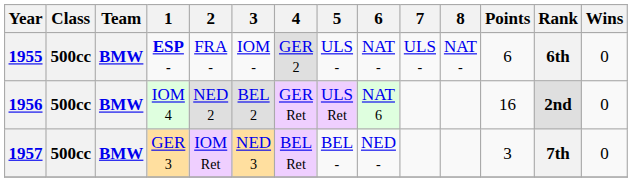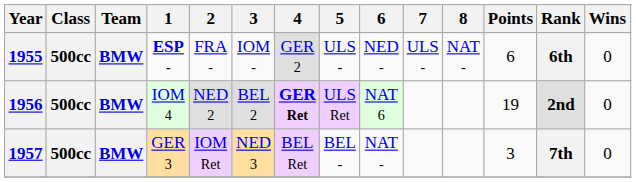(378, 56) NAT - -> (381, 56) NED -
(296, 105) normal -> (297, 105) bold
(508, 105) 16 -> (510, 105) 19
(378, 153) NED - -> (381, 153) NAT -
